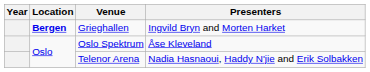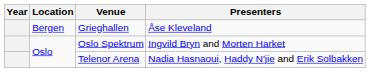(49, 28) bold -> (48, 28) normal
(217, 28) Ingvild Bryn and Morten Harket -> (180, 28) Åse Kleveland
(180, 43) Åse Kleveland -> (217, 43) Ingvild Bryn and Morten Harket
